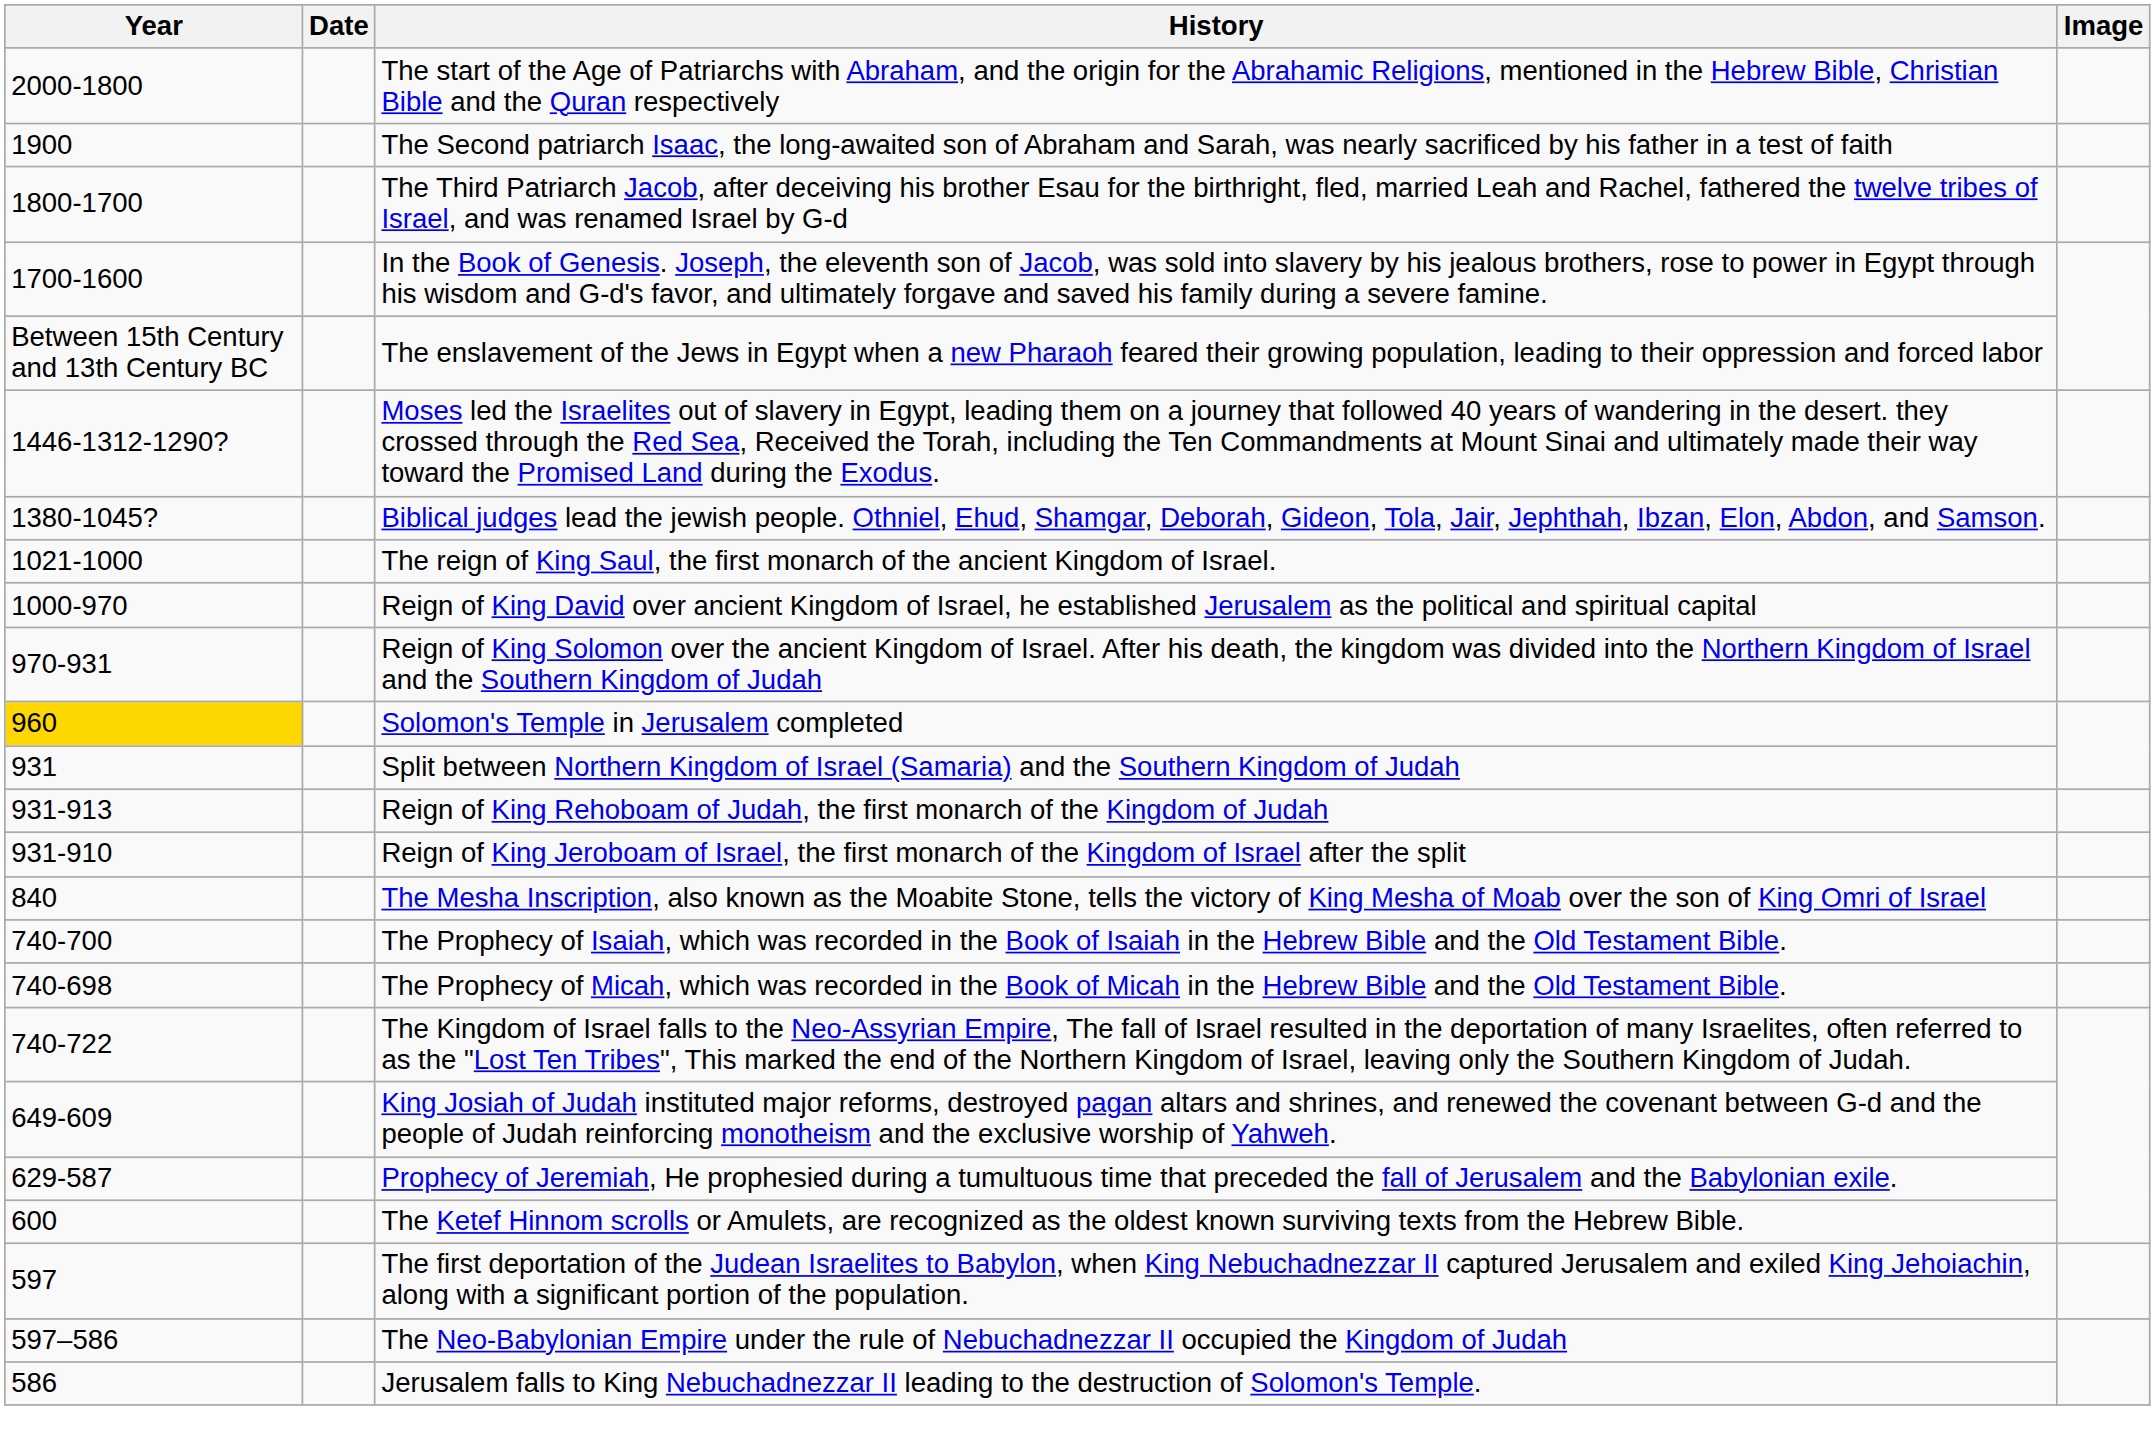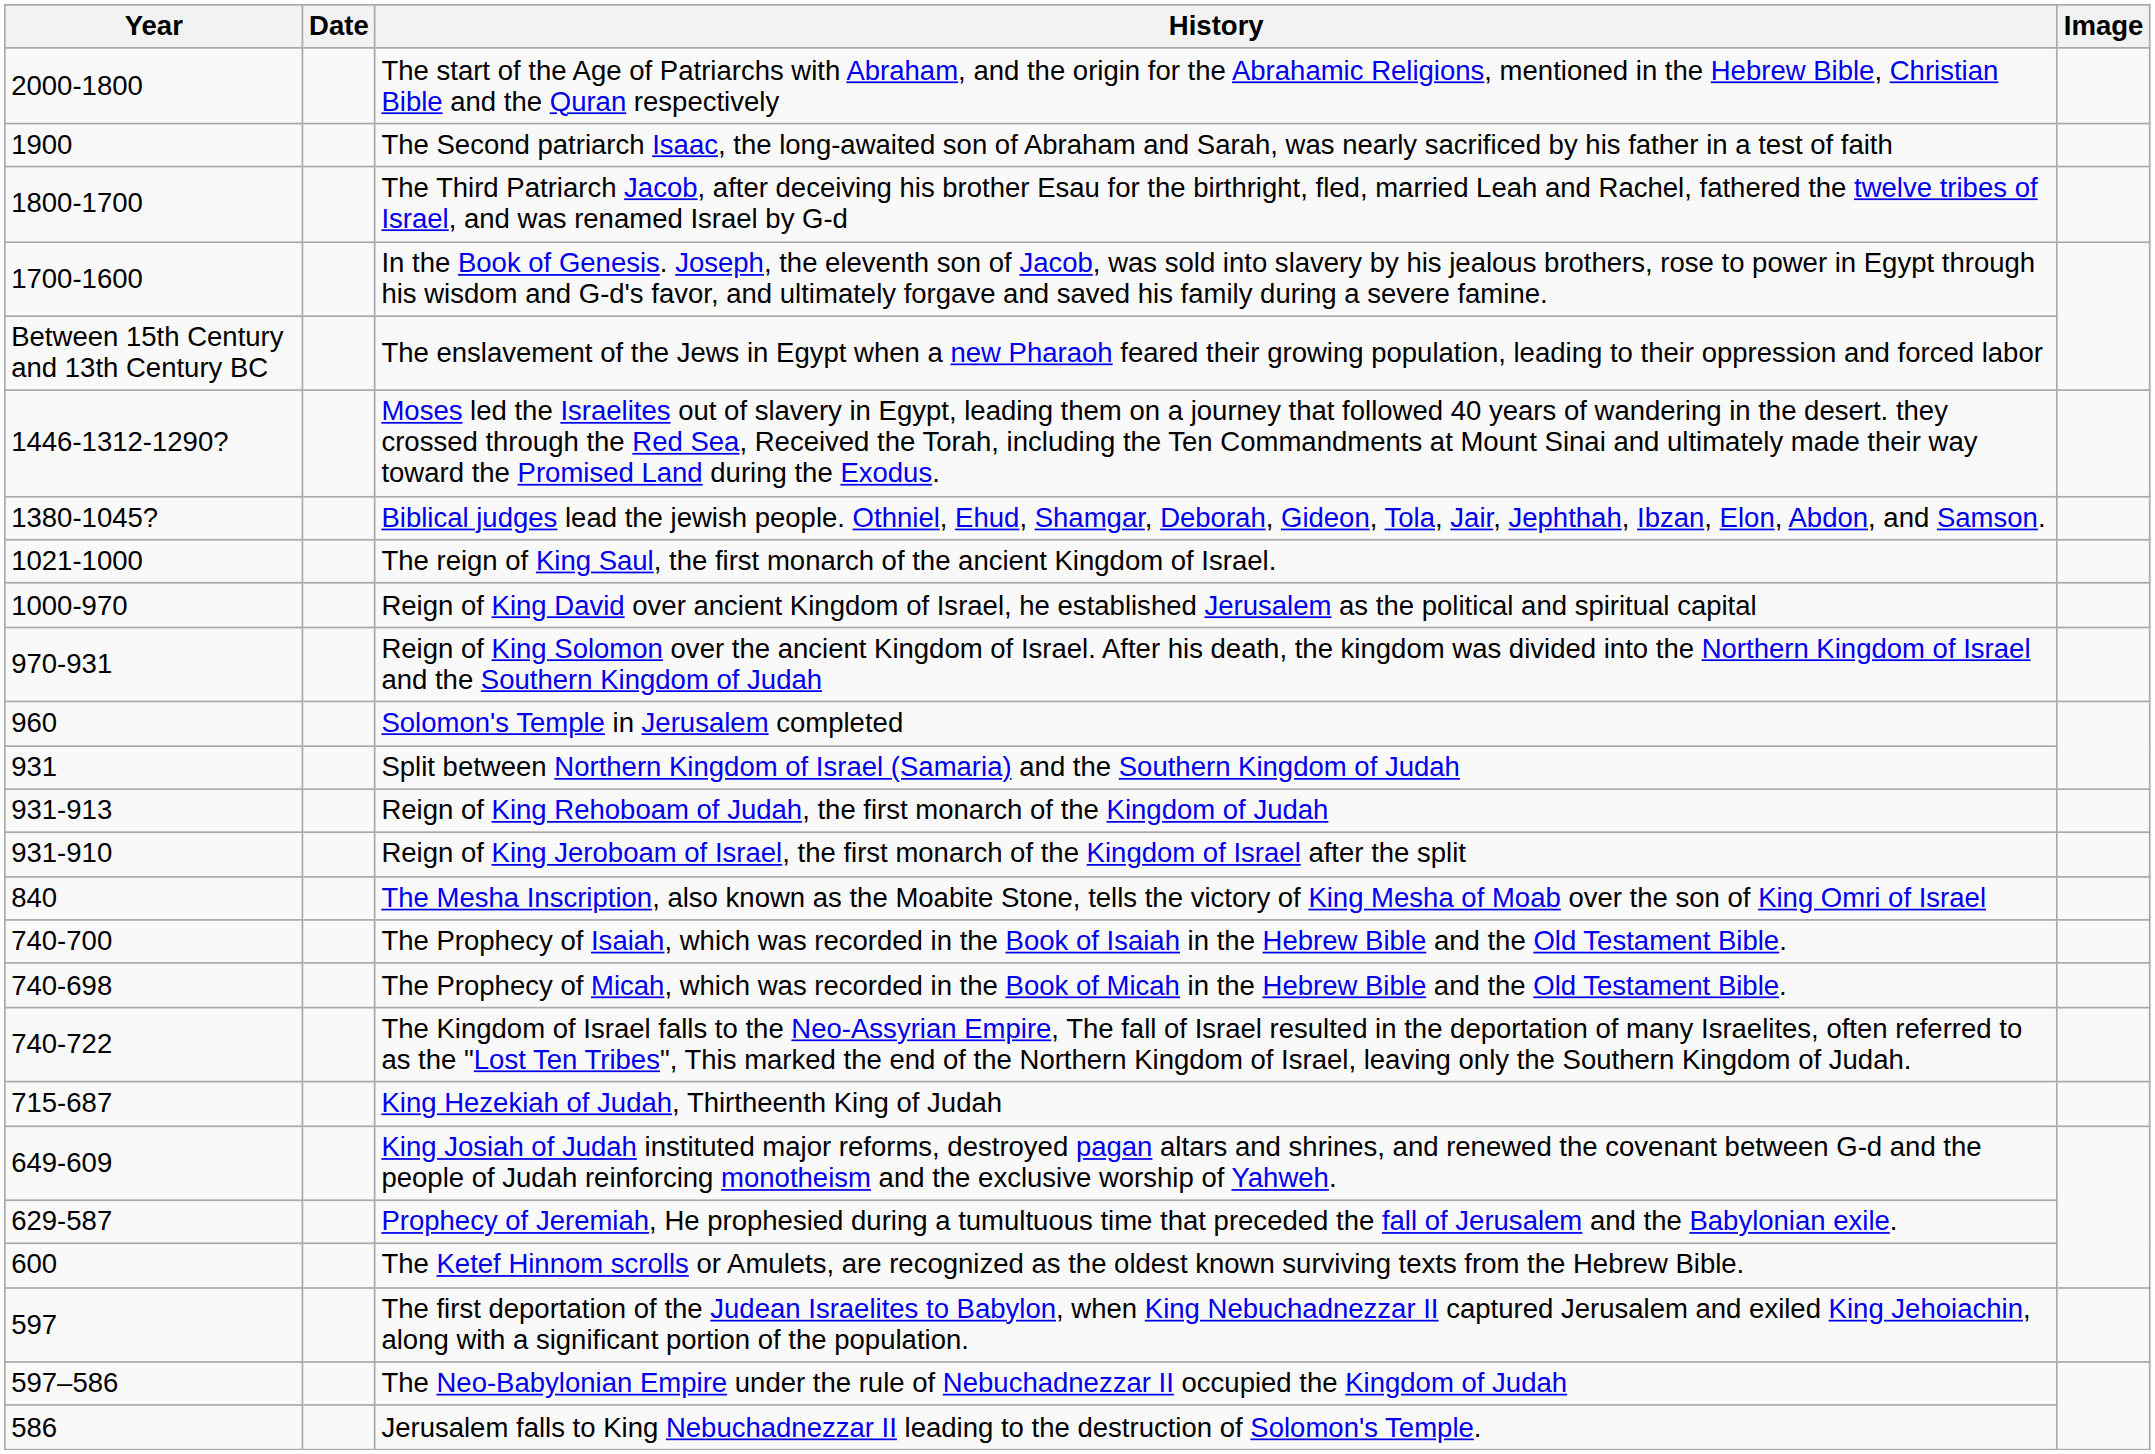(34, 723) gold background -> (34, 723) no background
+ row: (692, 1103)
